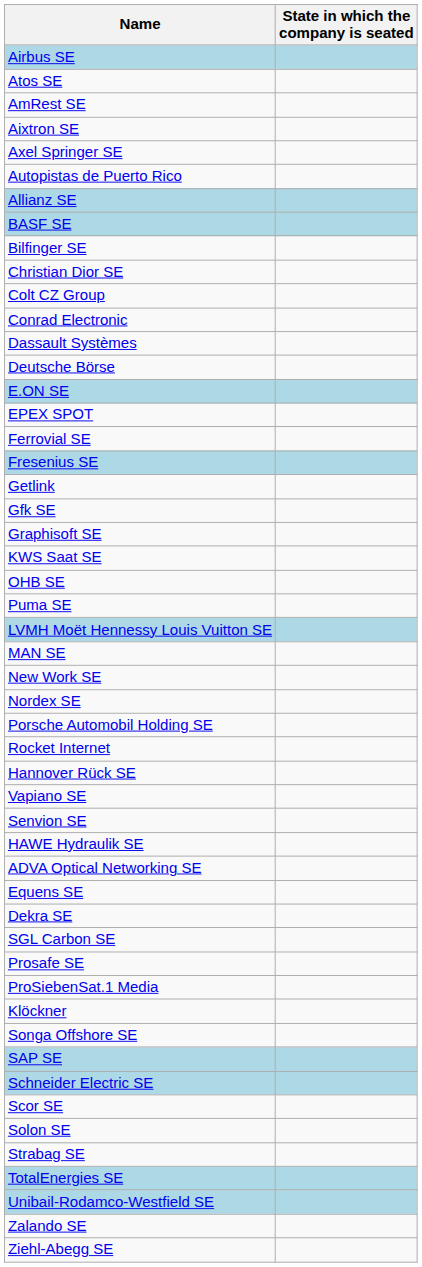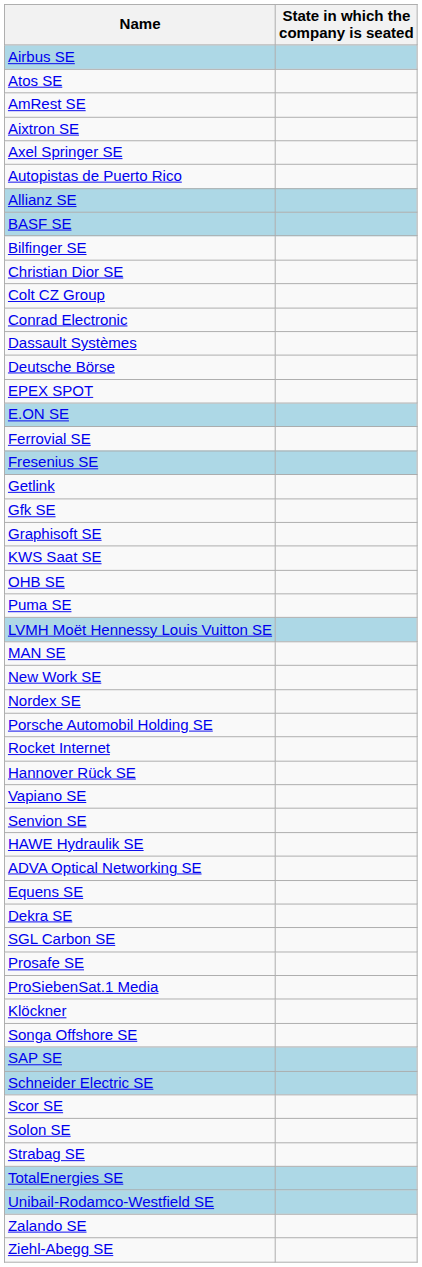rows swapped: (38, 391) <-> (51, 414)
